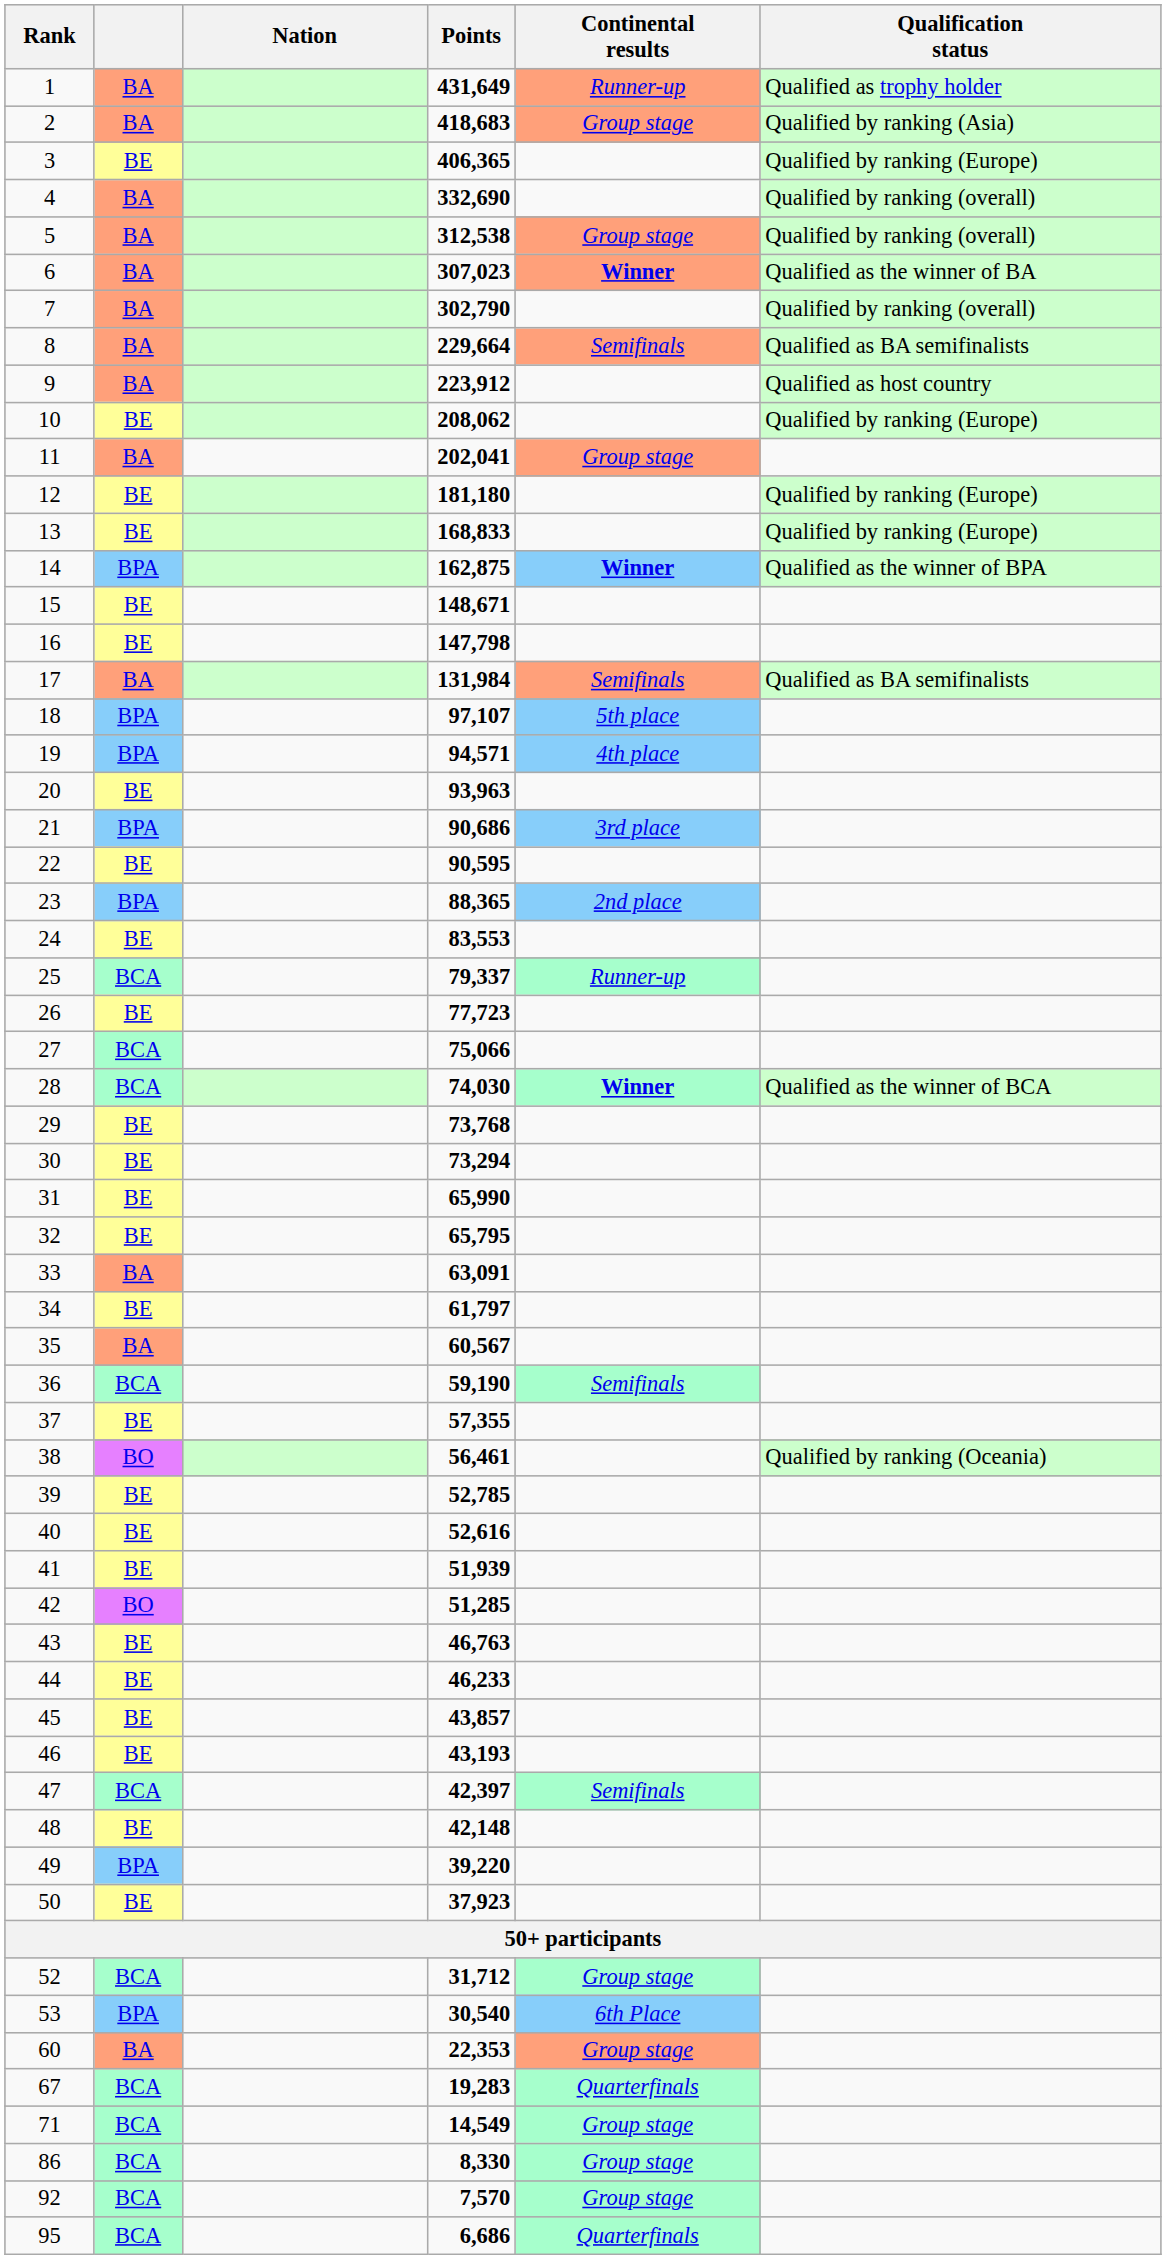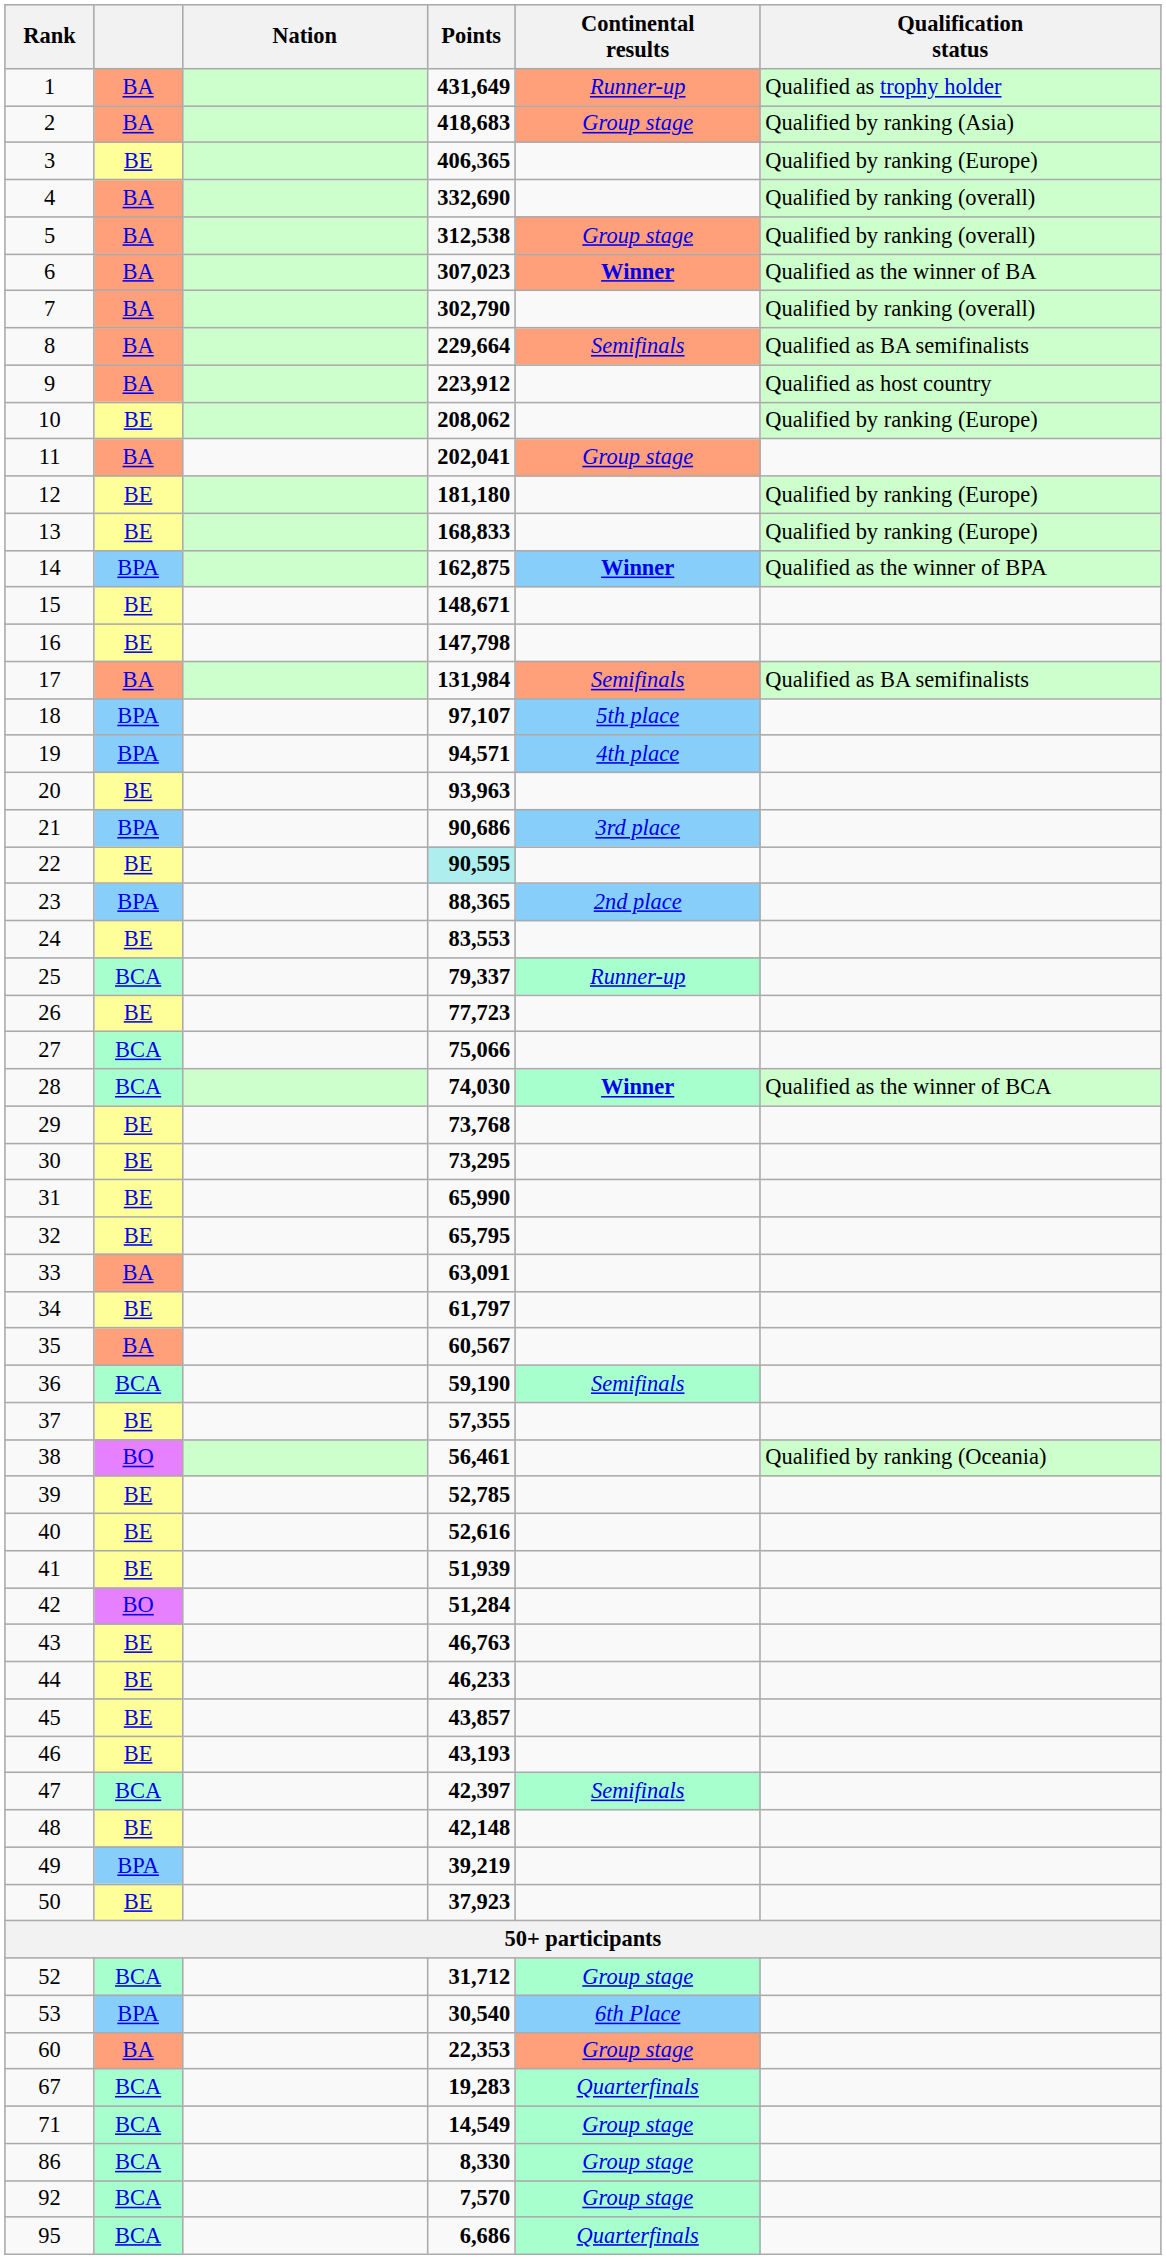(479, 864) no background -> (479, 864) paleturquoise background
(479, 1161) 73,294 -> (479, 1161) 73,295
(479, 1605) 51,285 -> (479, 1605) 51,284
(479, 1864) 39,220 -> (479, 1864) 39,219
